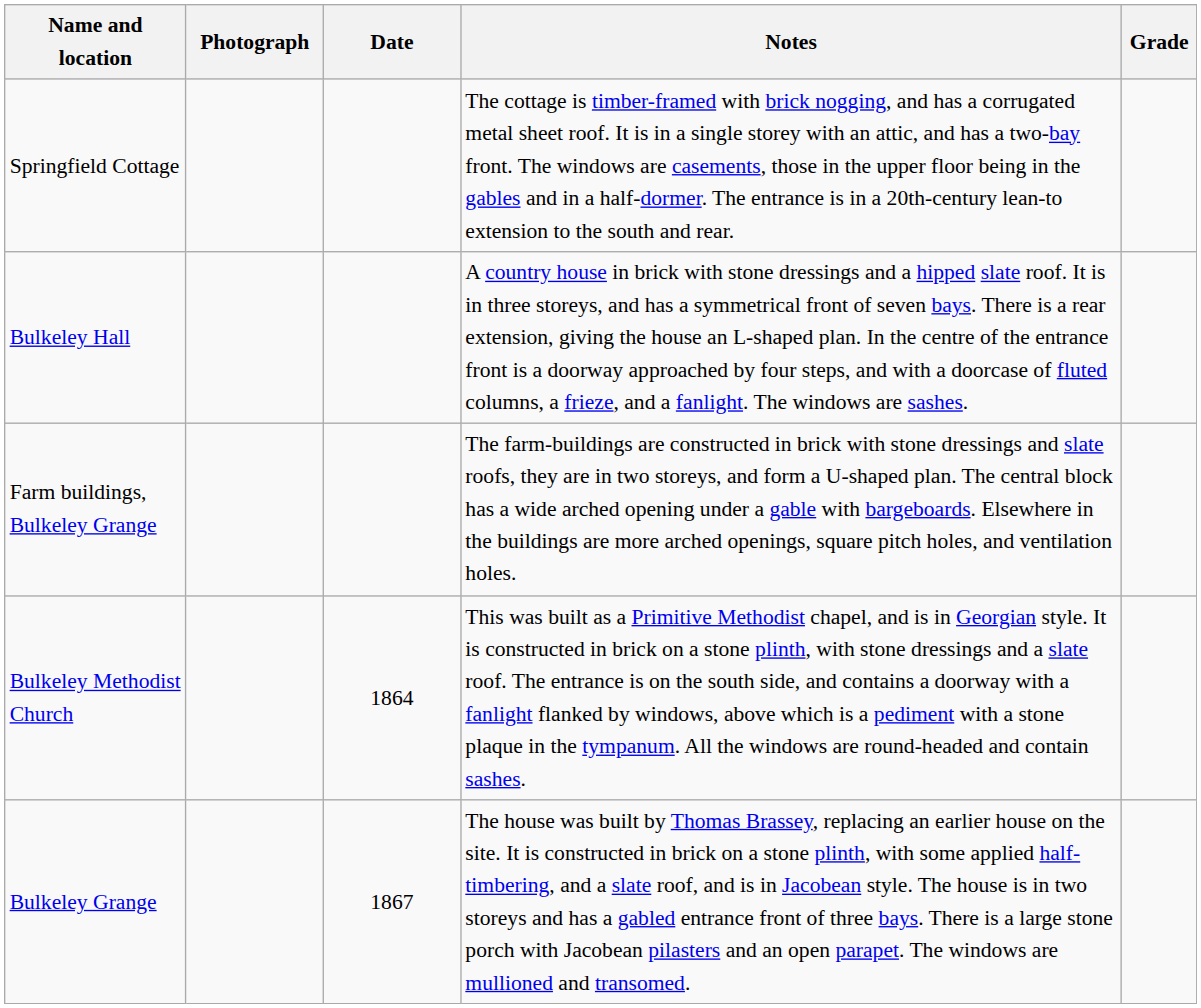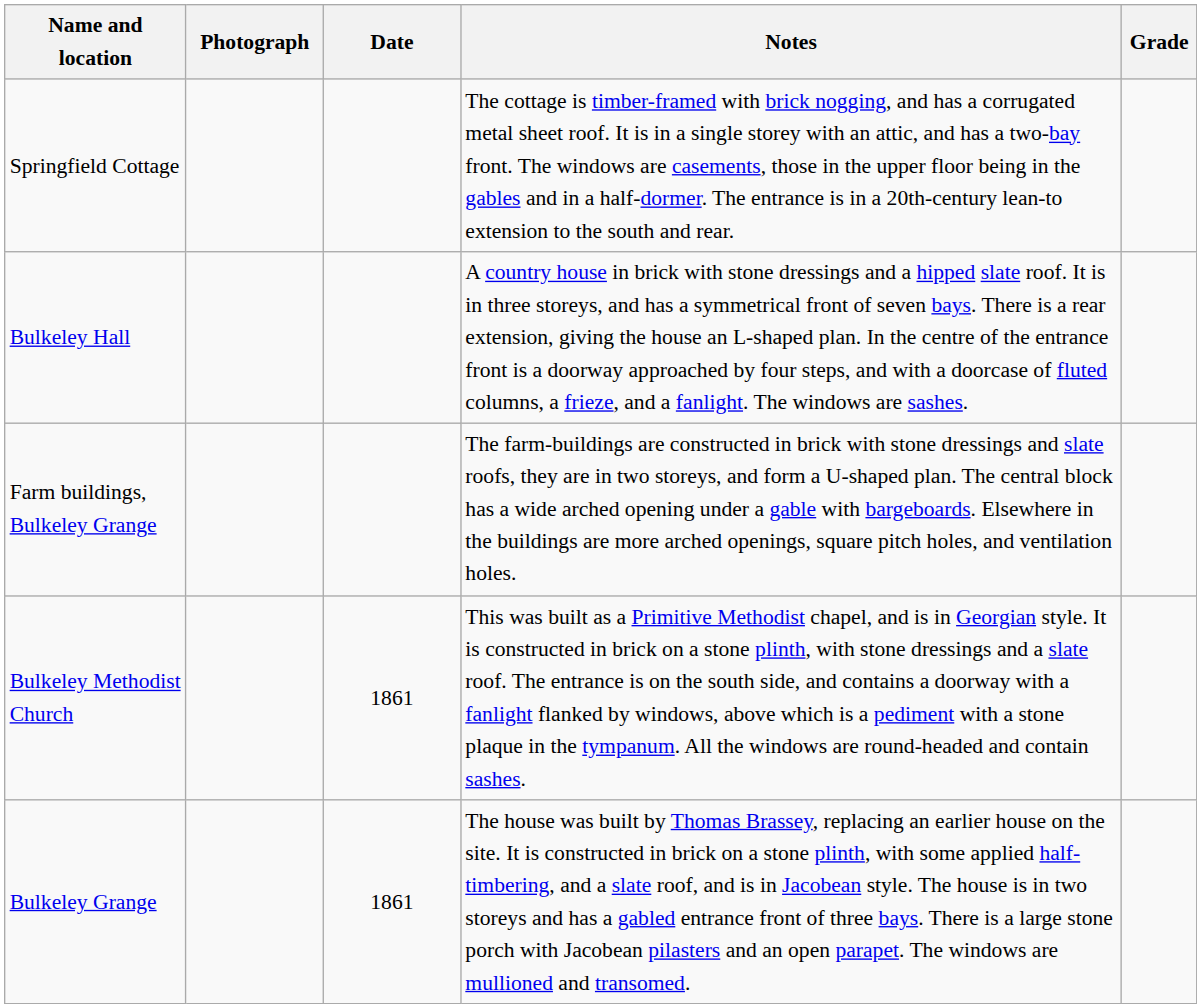(392, 697) 1864 -> (392, 697) 1861
(392, 901) 1867 -> (392, 901) 1861
